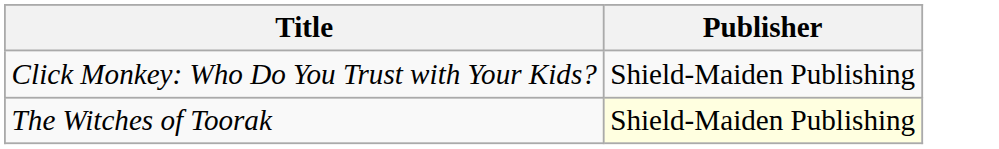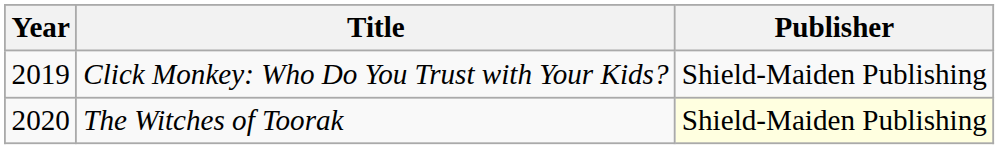+ column: (41, 27)
